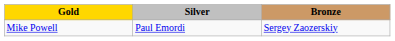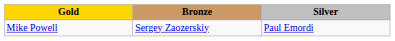columns swapped: (197, 12) <-> (326, 12)
